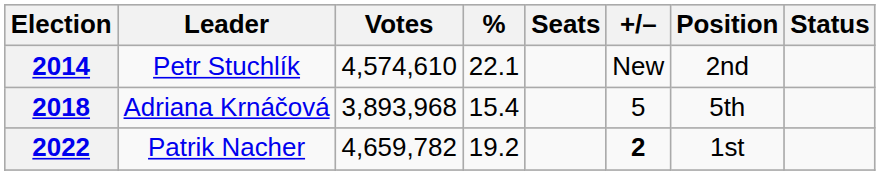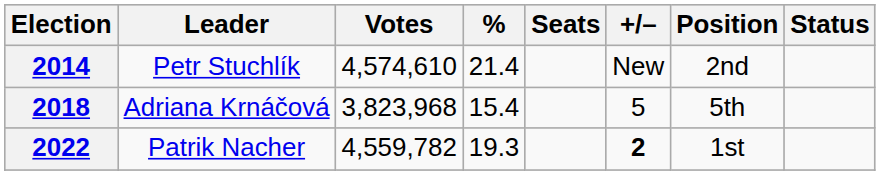(494, 66) 22.1 -> (494, 66) 21.4
(399, 107) 3,893,968 -> (399, 107) 3,823,968
(399, 148) 4,659,782 -> (399, 148) 4,559,782
(494, 148) 19.2 -> (494, 148) 19.3
